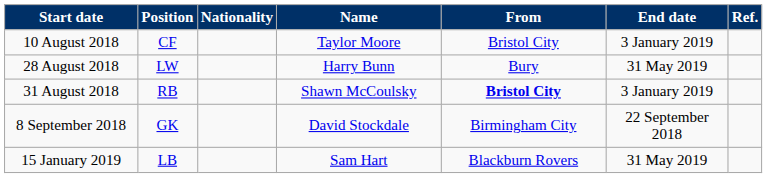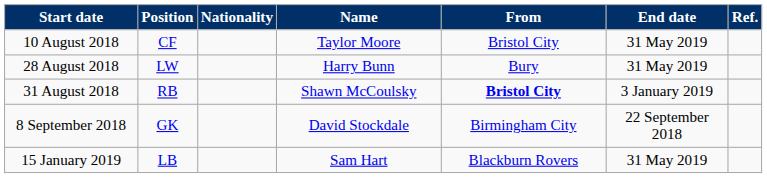(667, 42) 3 January 2019 -> (667, 42) 31 May 2019
